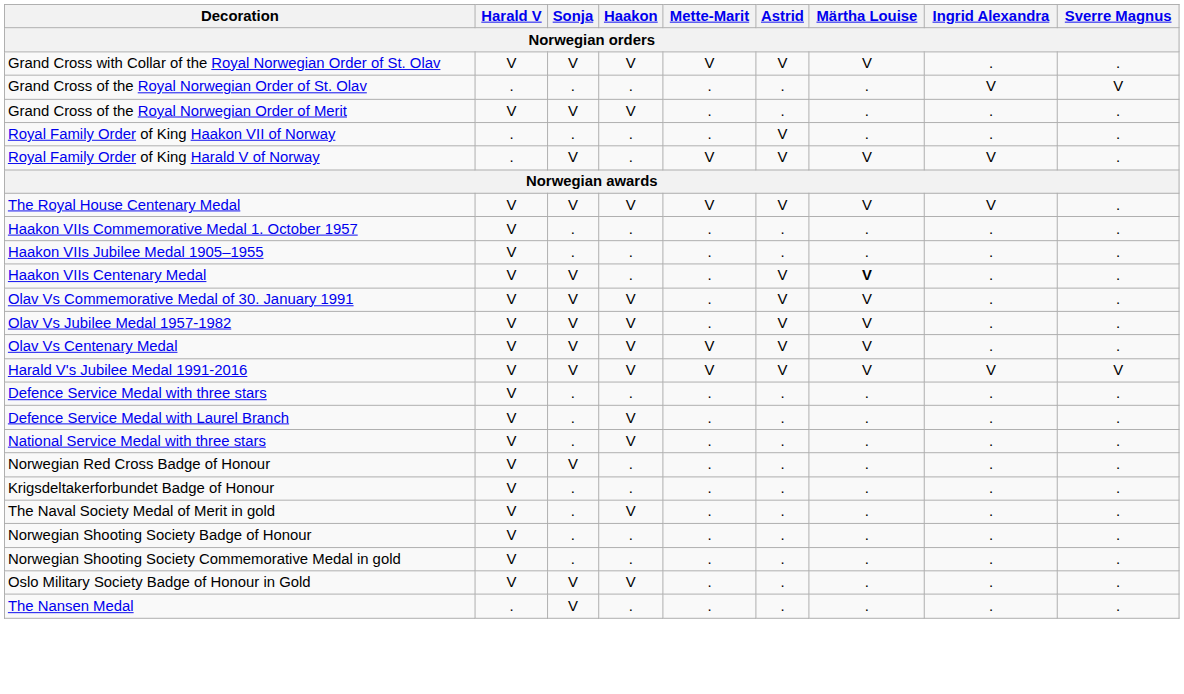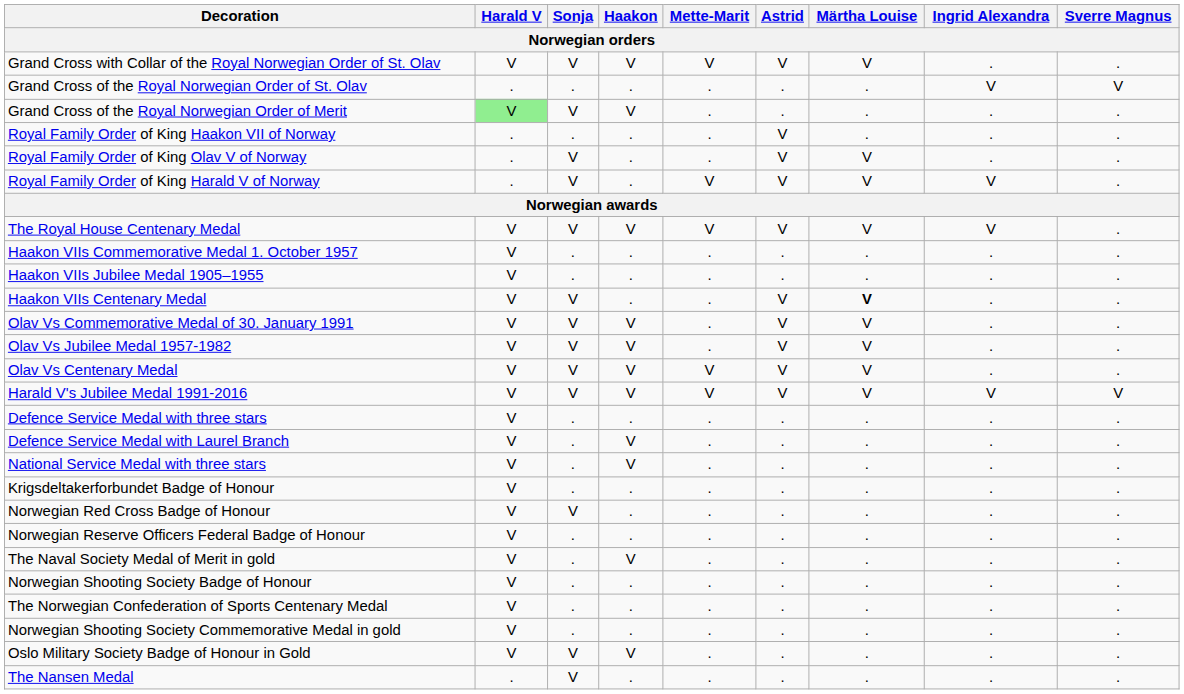(512, 110) no background -> (512, 110) lightgreen background
+ row: (157, 157)
rows swapped: (141, 488) <-> (139, 464)
+ row: (186, 535)
+ row: (198, 606)
